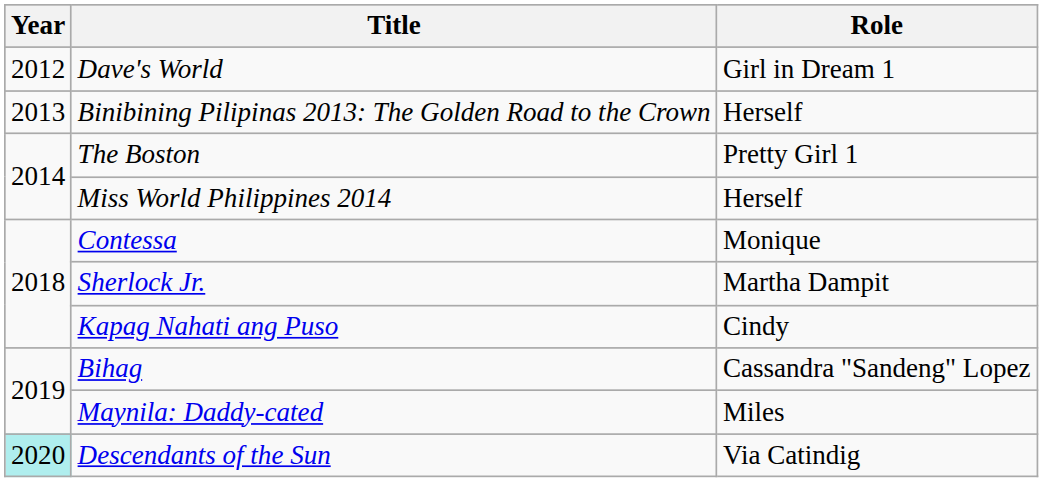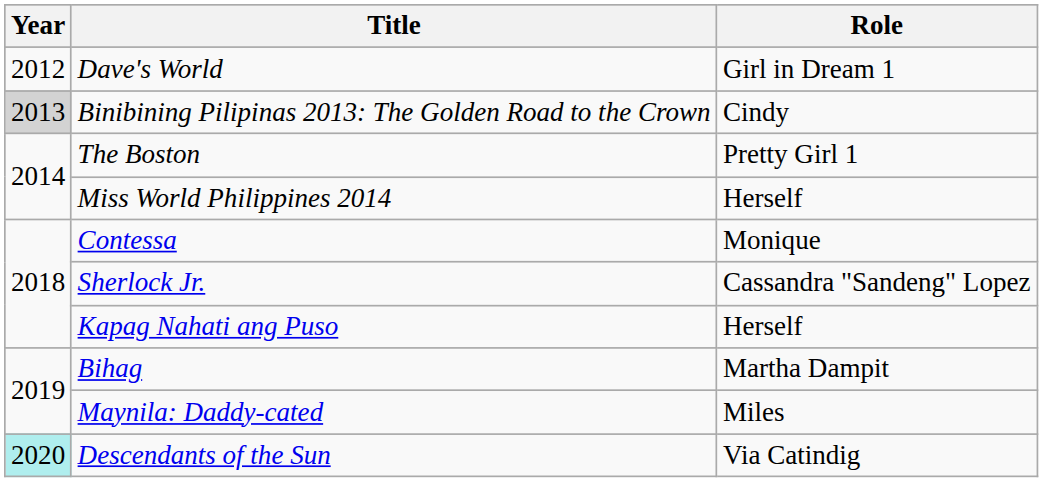(38, 111) no background -> (38, 111) lightgrey background
(763, 111) Herself -> (756, 111) Cindy
(806, 283) Martha Dampit -> (877, 283) Cassandra "Sandeng" Lopez
(756, 326) Cindy -> (763, 326) Herself
(877, 369) Cassandra "Sandeng" Lopez -> (806, 369) Martha Dampit
